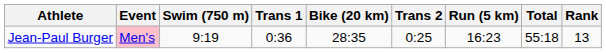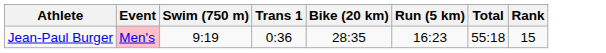- column: (419, 16)
(582, 37) 13 -> (528, 37) 15
